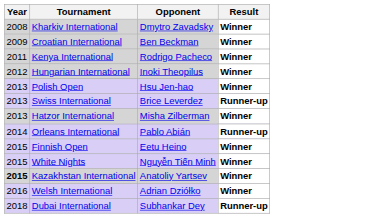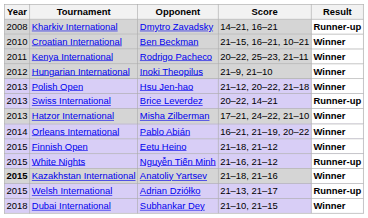+ column: (265, 12)
(236, 27) Winner -> (337, 27) Runner-up
(17, 42) 2009 -> (17, 42) 2010
(244, 131) Runner-up -> (329, 131) Winner
(236, 161) Winner -> (337, 161) Runner-up
(17, 191) 2016 -> (17, 191) 2015
(236, 191) Winner -> (337, 191) Runner-up
(244, 206) Runner-up -> (329, 206) Winner
